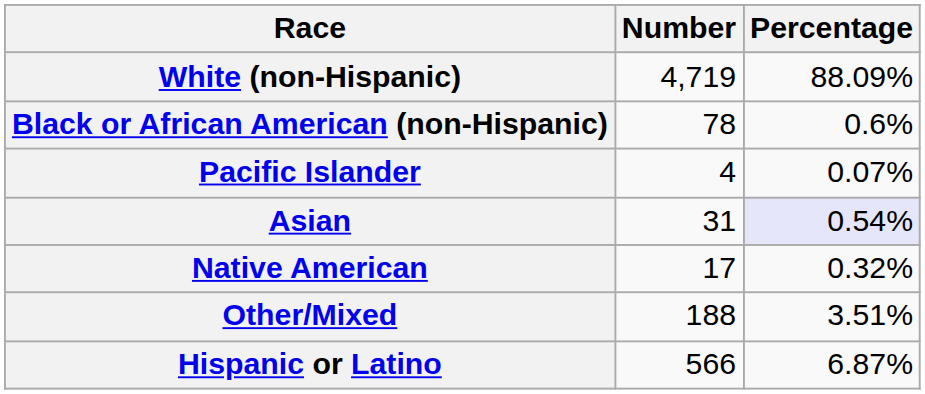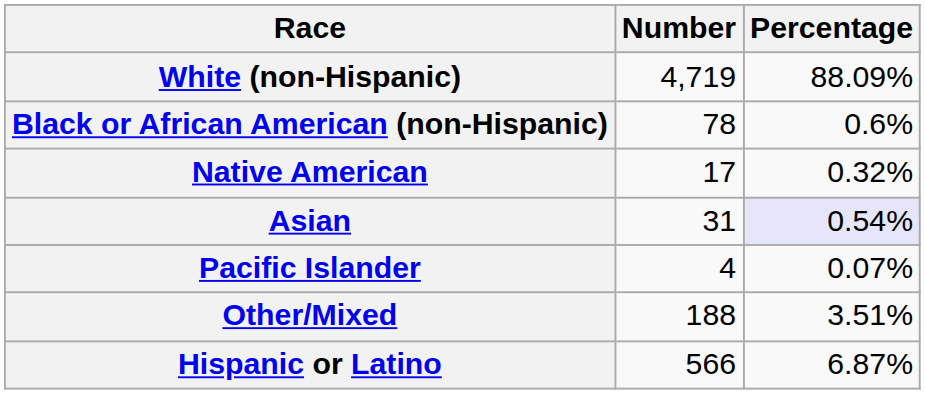rows swapped: (310, 268) <-> (310, 172)
